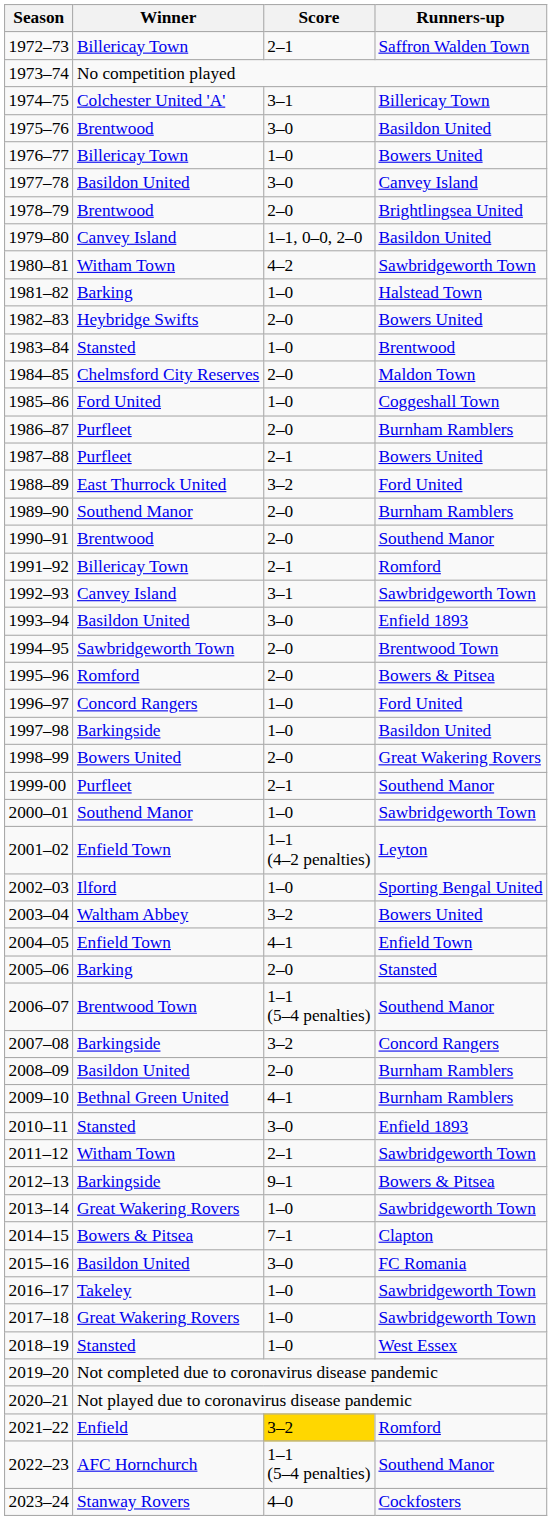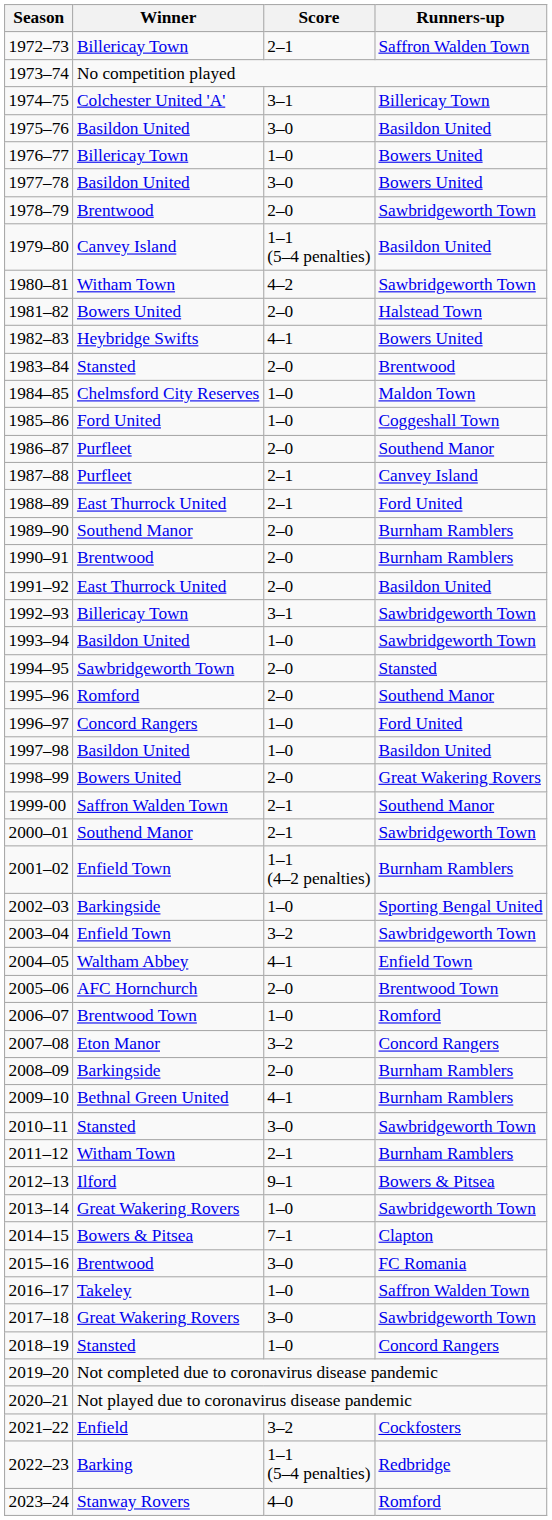(115, 127) Brentwood -> (133, 127) Basildon United
(428, 182) Canvey Island -> (431, 182) Bowers United
(451, 210) Brightlingsea United -> (457, 210) Sawbridgeworth Town
(315, 237) 1–1, 0–0, 2–0 -> (319, 247) 1–1 (5–4 penalties)
(105, 292) Barking -> (129, 311) Bowers United
(280, 292) 1–0 -> (280, 311) 2–0
(280, 319) 2–0 -> (280, 339) 4–1
(280, 347) 1–0 -> (280, 366) 2–0
(280, 374) 2–0 -> (280, 393) 1–0
(446, 429) Burnham Ramblers -> (436, 448) Southend Manor
(431, 456) Bowers United -> (428, 476) Canvey Island
(280, 484) 3–2 -> (280, 503) 2–1
(436, 538) Southend Manor -> (446, 558) Burnham Ramblers
(133, 566) Billericay Town -> (152, 585) East Thurrock United
(280, 566) 2–1 -> (280, 585) 2–0
(410, 566) Romford -> (435, 585) Basildon United
(127, 593) Canvey Island -> (133, 613) Billericay Town
(280, 621) 3–0 -> (280, 640) 1–0
(423, 621) Enfield 1893 -> (457, 640) Sawbridgeworth Town
(438, 648) Brentwood Town -> (408, 667) Stansted
(437, 675) Bowers & Pitsea -> (436, 695) Southend Manor
(119, 730) Barkingside -> (133, 750) Basildon United
(104, 785) Purfleet -> (152, 804) Saffron Walden Town
(280, 812) 1–0 -> (280, 832) 2–1
(403, 850) Leyton -> (446, 869) Burnham Ramblers
(97, 887) Ilford -> (119, 906) Barkingside
(133, 914) Waltham Abbey -> (124, 934) Enfield Town
(431, 914) Bowers United -> (457, 934) Sawbridgeworth Town
(124, 942) Enfield Town -> (133, 961) Waltham Abbey
(105, 969) Barking -> (137, 988) AFC Hornchurch
(408, 969) Stansted -> (438, 988) Brentwood Town
(319, 1006) 1–1 (5–4 penalties) -> (280, 1016) 1–0
(436, 1006) Southend Manor -> (410, 1016) Romford
(119, 1043) Barkingside -> (118, 1043) Eton Manor
(133, 1071) Basildon United -> (119, 1071) Barkingside
(423, 1125) Enfield 1893 -> (457, 1125) Sawbridgeworth Town
(457, 1153) Sawbridgeworth Town -> (446, 1153) Burnham Ramblers
(119, 1180) Barkingside -> (97, 1180) Ilford
(133, 1262) Basildon United -> (115, 1262) Brentwood
(457, 1290) Sawbridgeworth Town -> (454, 1290) Saffron Walden Town
(280, 1317) 1–0 -> (280, 1317) 3–0
(418, 1345) West Essex -> (439, 1345) Concord Rangers
(280, 1427) gold background -> (280, 1427) no background
(410, 1427) Romford -> (420, 1427) Cockfosters
(137, 1464) AFC Hornchurch -> (105, 1464) Barking
(436, 1464) Southend Manor -> (414, 1464) Redbridge
(420, 1501) Cockfosters -> (410, 1501) Romford
